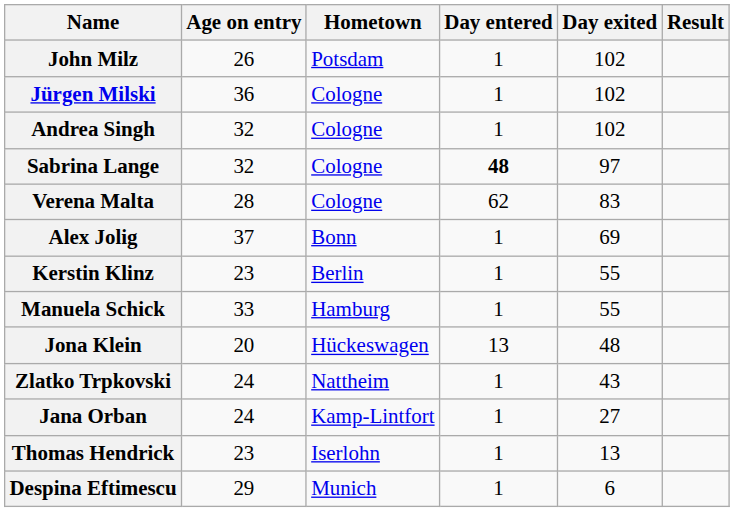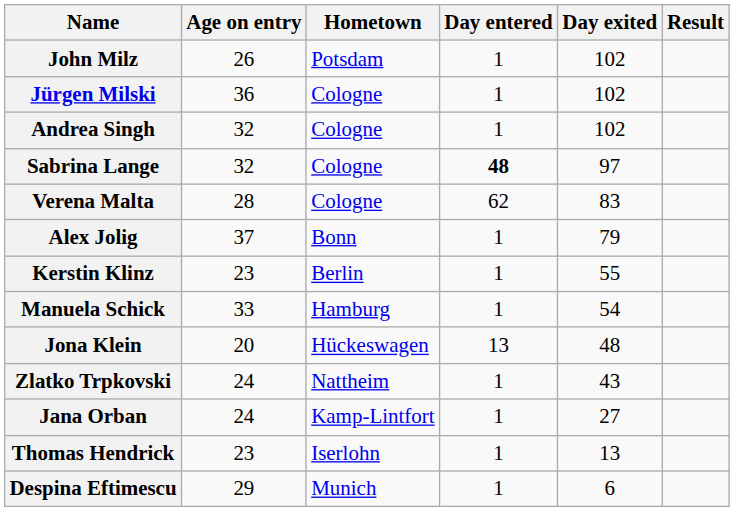(610, 237) 69 -> (610, 237) 79
(610, 309) 55 -> (610, 309) 54
